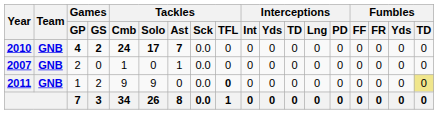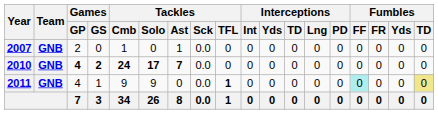rows swapped: (19, 65) <-> (19, 48)
(78, 83) 1 -> (78, 83) 4
(99, 83) 2 -> (99, 83) 1
(228, 83) 0 -> (228, 83) 1
(360, 83) no background -> (360, 83) paleturquoise background
